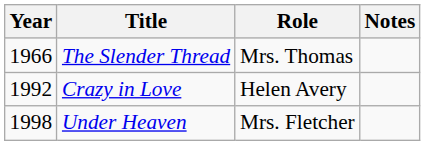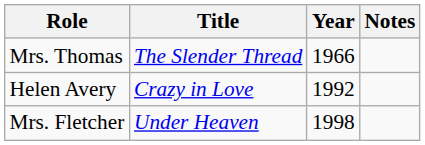columns swapped: (31, 21) <-> (297, 21)
